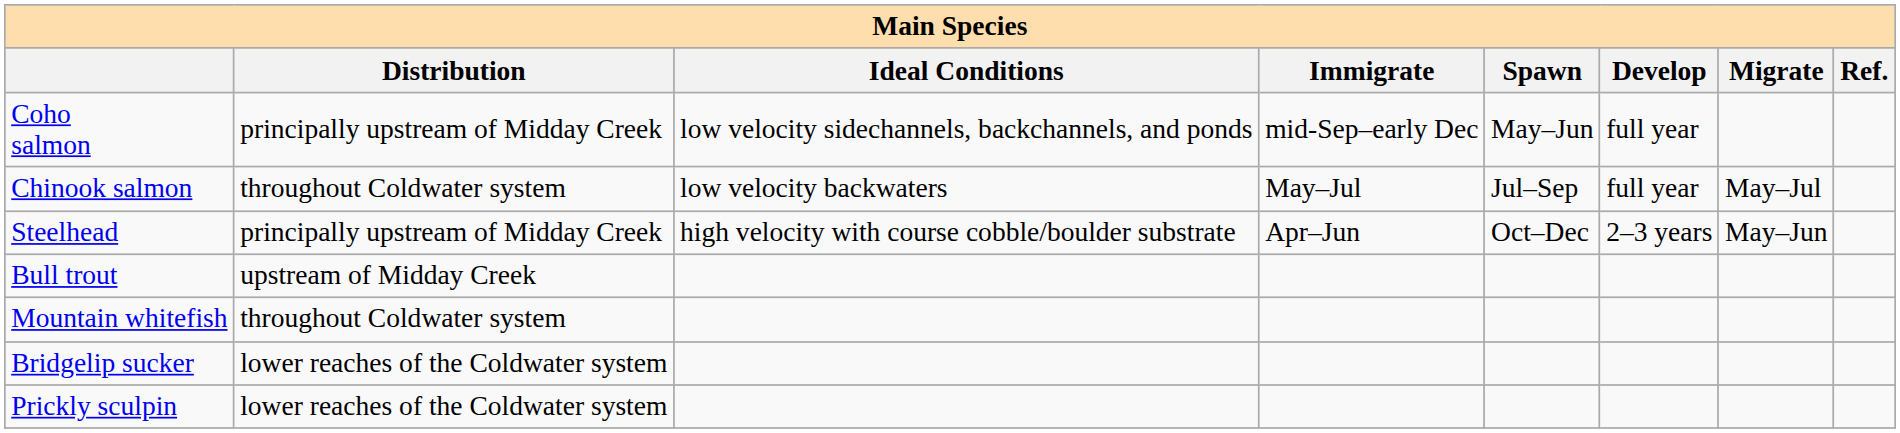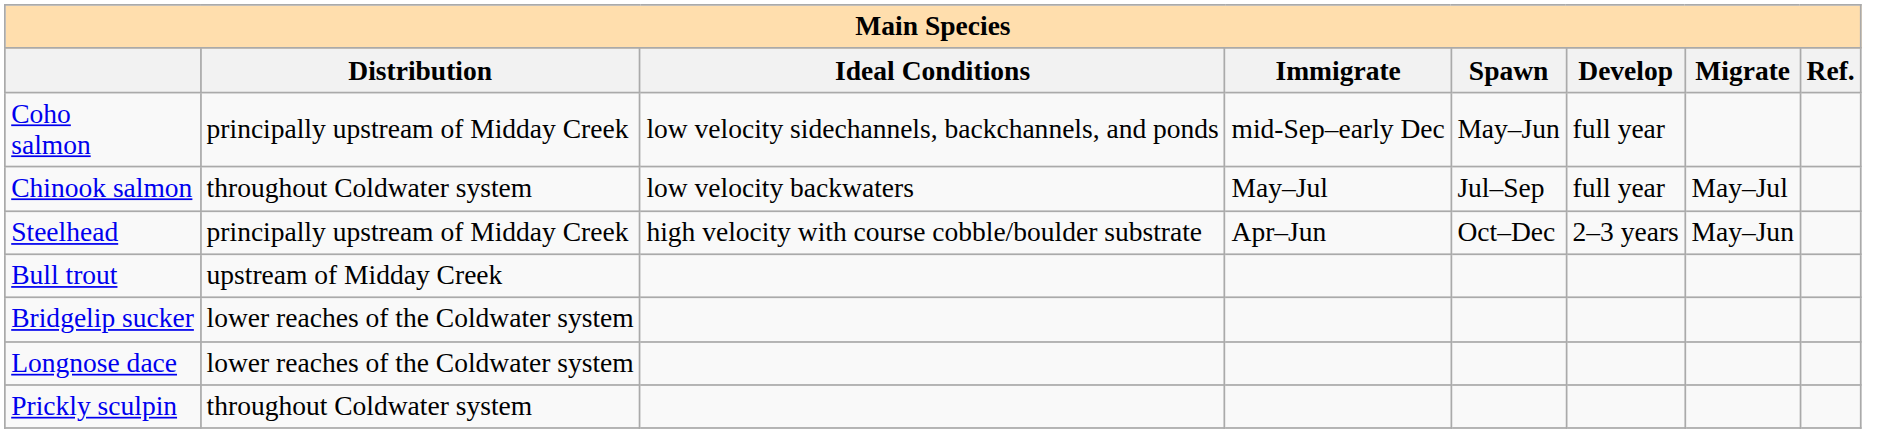- row: (119, 319)
+ row: (94, 362)
(454, 406) lower reaches of the Coldwater system -> (369, 406) throughout Coldwater system
